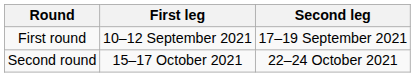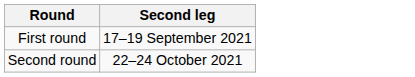- column: (177, 15)
